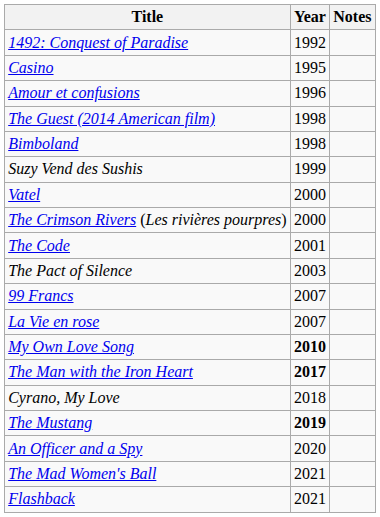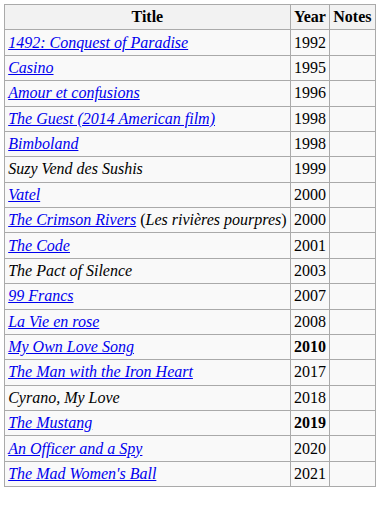(310, 321) 2007 -> (310, 321) 2008
(310, 372) bold -> (310, 372) normal
- row: (42, 499)
